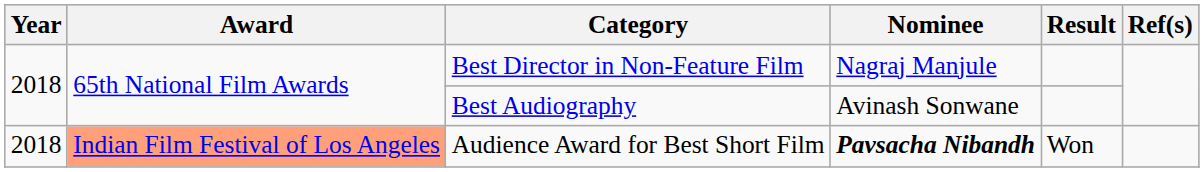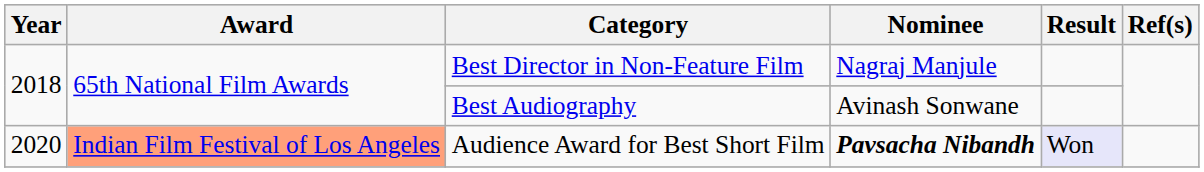(36, 145) 2018 -> (36, 145) 2020
(1070, 145) no background -> (1070, 145) lavender background
